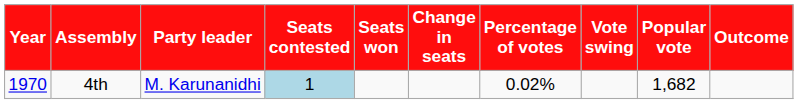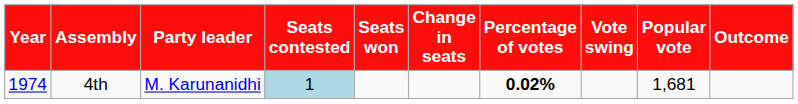(28, 84) 1970 -> (28, 84) 1974
(530, 84) normal -> (530, 84) bold
(674, 84) 1,682 -> (674, 84) 1,681
